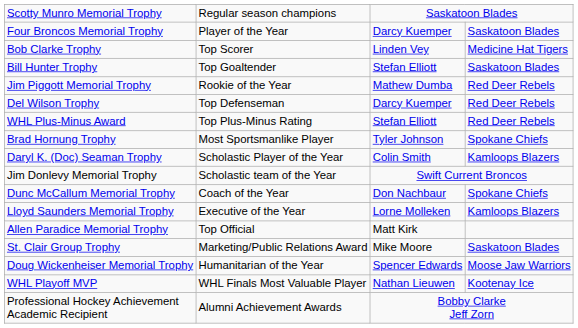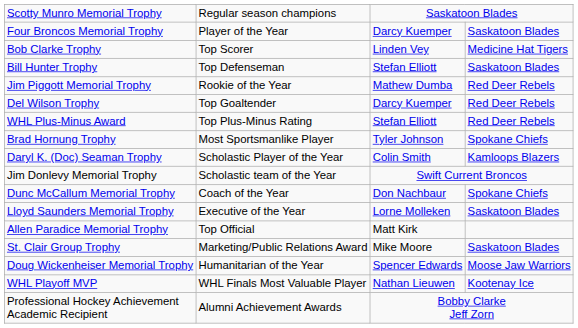(237, 67) Top Goaltender -> (241, 67) Top Defenseman
(241, 103) Top Defenseman -> (237, 103) Top Goaltender
(513, 211) Kamloops Blazers -> (513, 211) Saskatoon Blades
